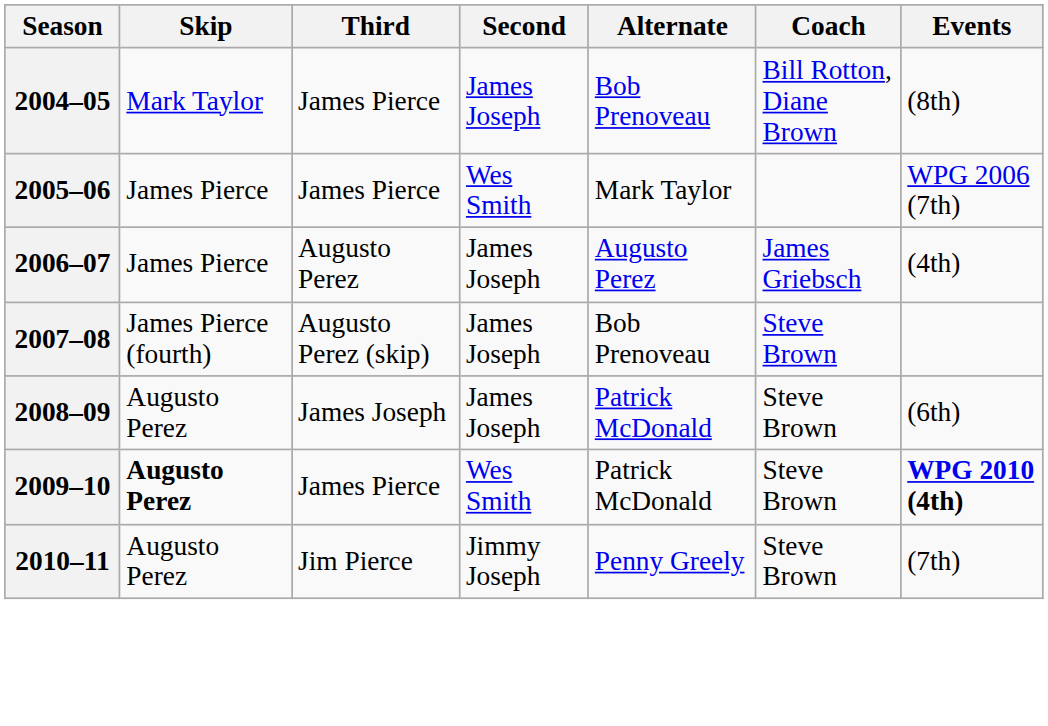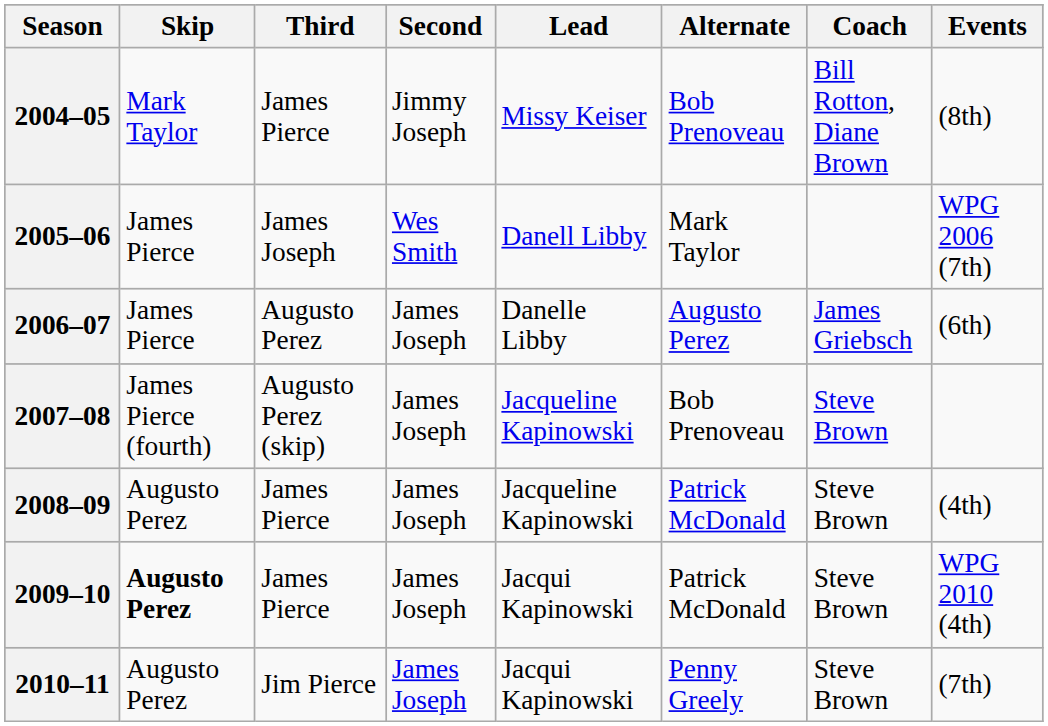+ column: (579, 26)
(503, 100) James Joseph -> (429, 115) Jimmy Joseph
(369, 189) James Pierce -> (299, 236) James Joseph
(934, 264) (4th) -> (965, 325) (6th)
(372, 412) James Joseph -> (295, 504) James Pierce
(934, 412) (6th) -> (965, 504) (4th)
(499, 486) Wes Smith -> (429, 594) James Joseph
(971, 486) bold -> (969, 594) normal
(503, 560) Jimmy Joseph -> (429, 683) James Joseph
